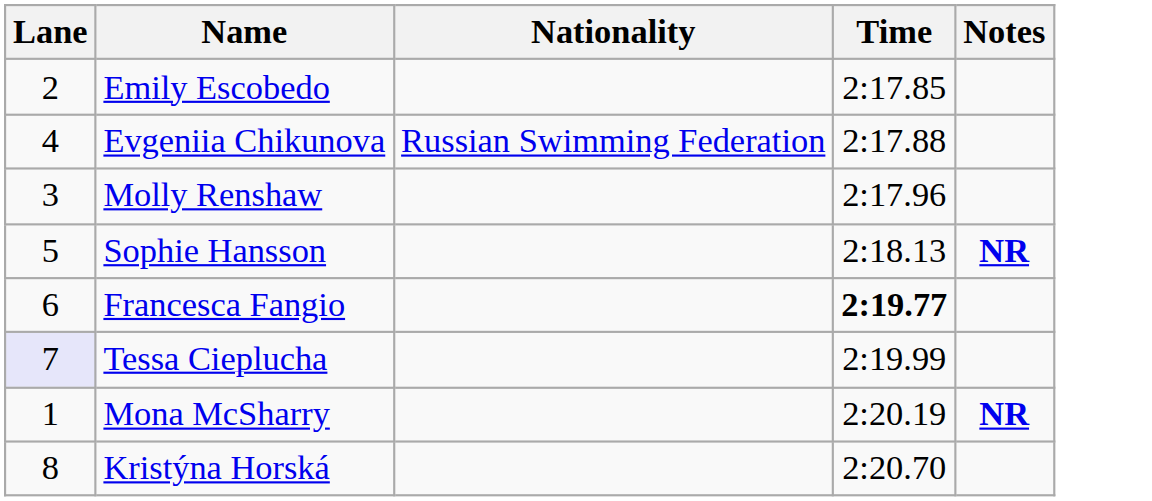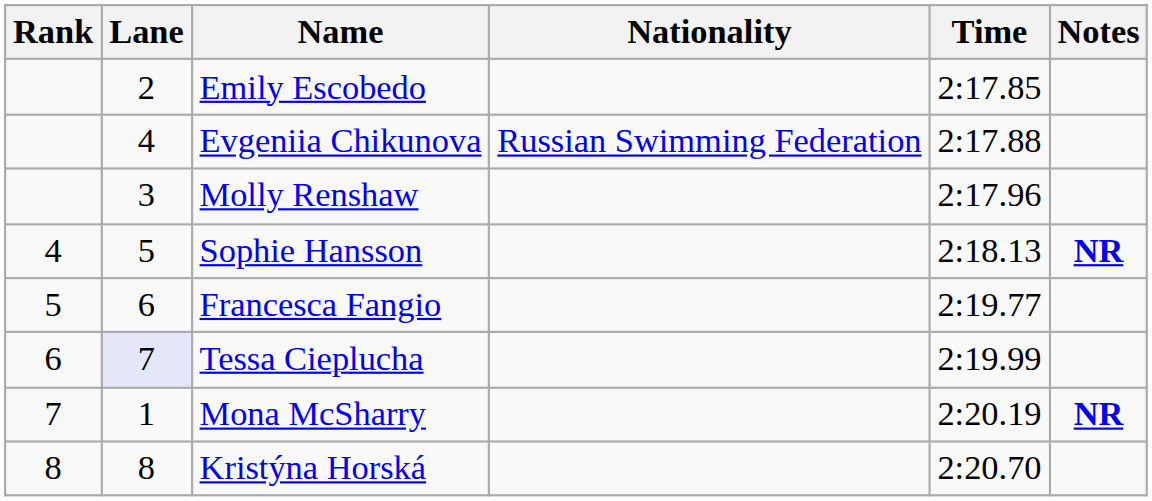+ column: (53, 31)
(894, 304) bold -> (989, 304) normal
